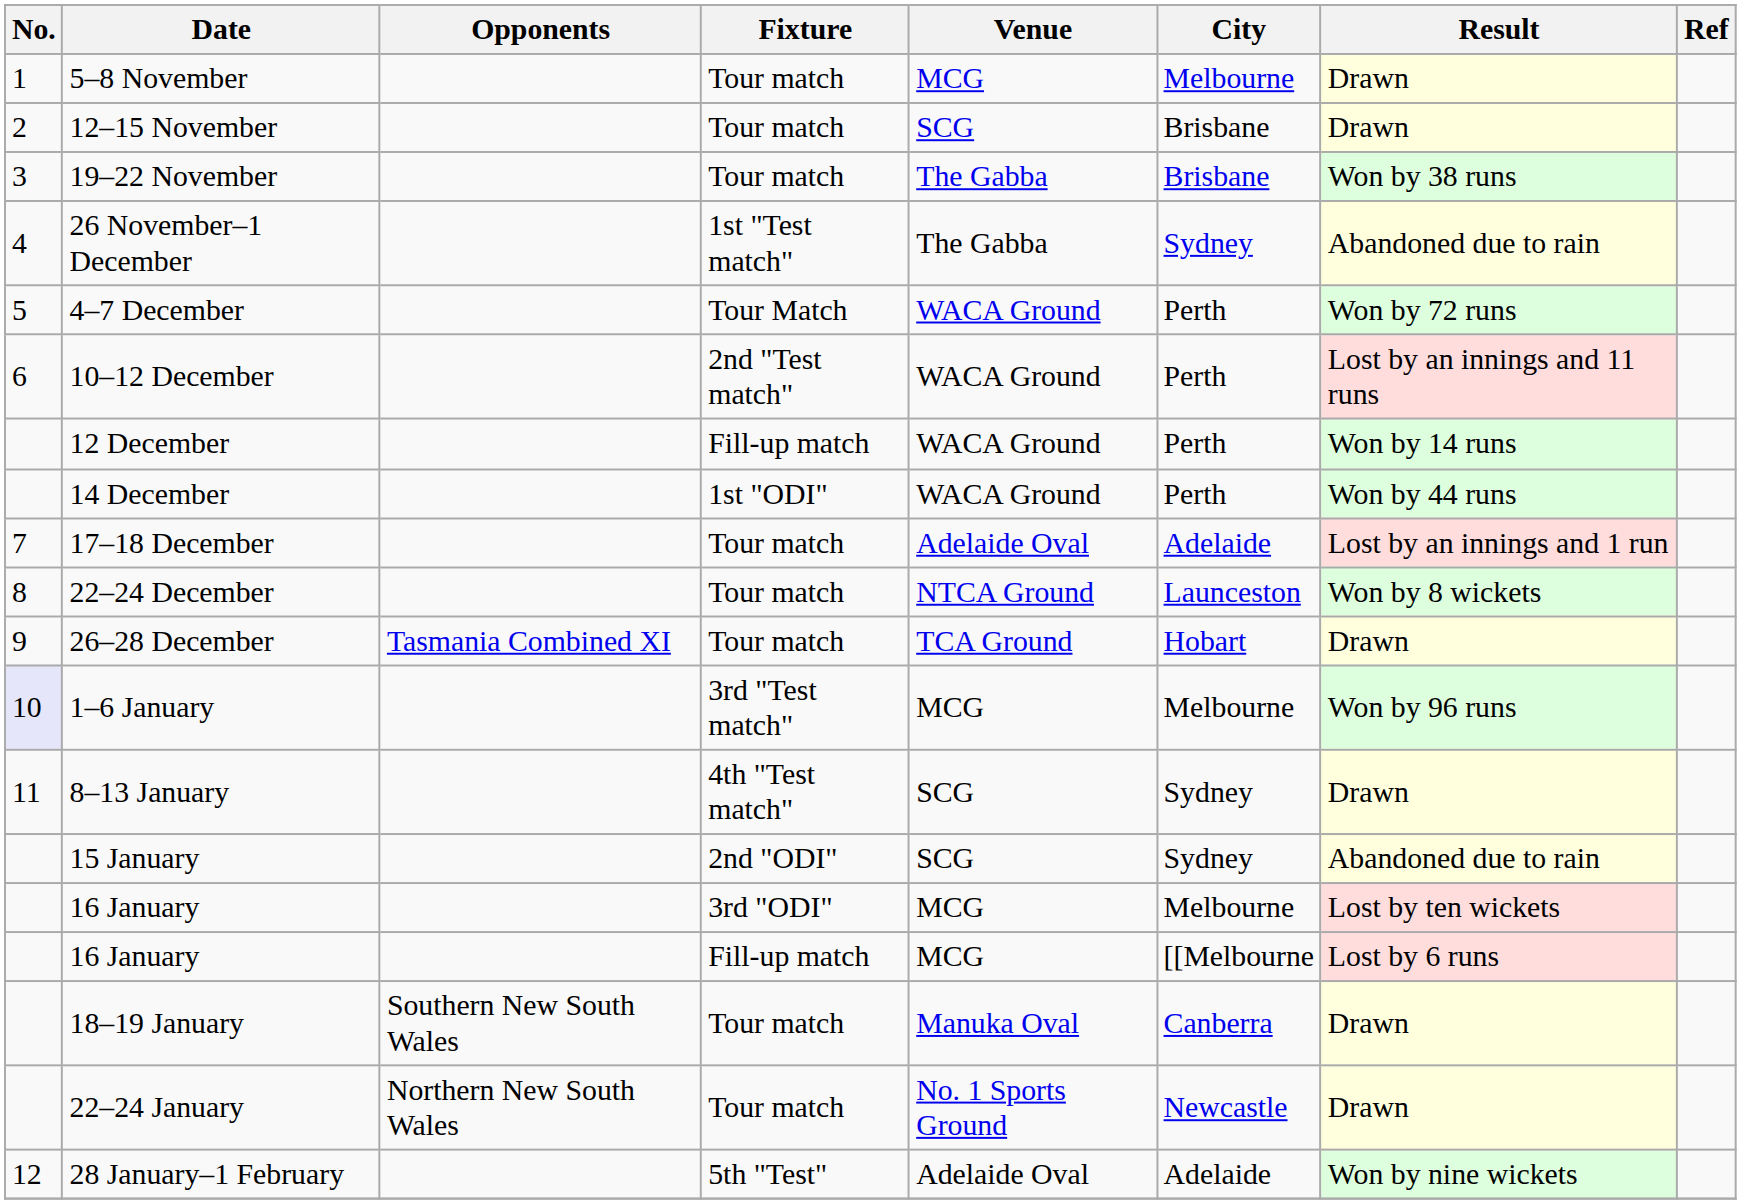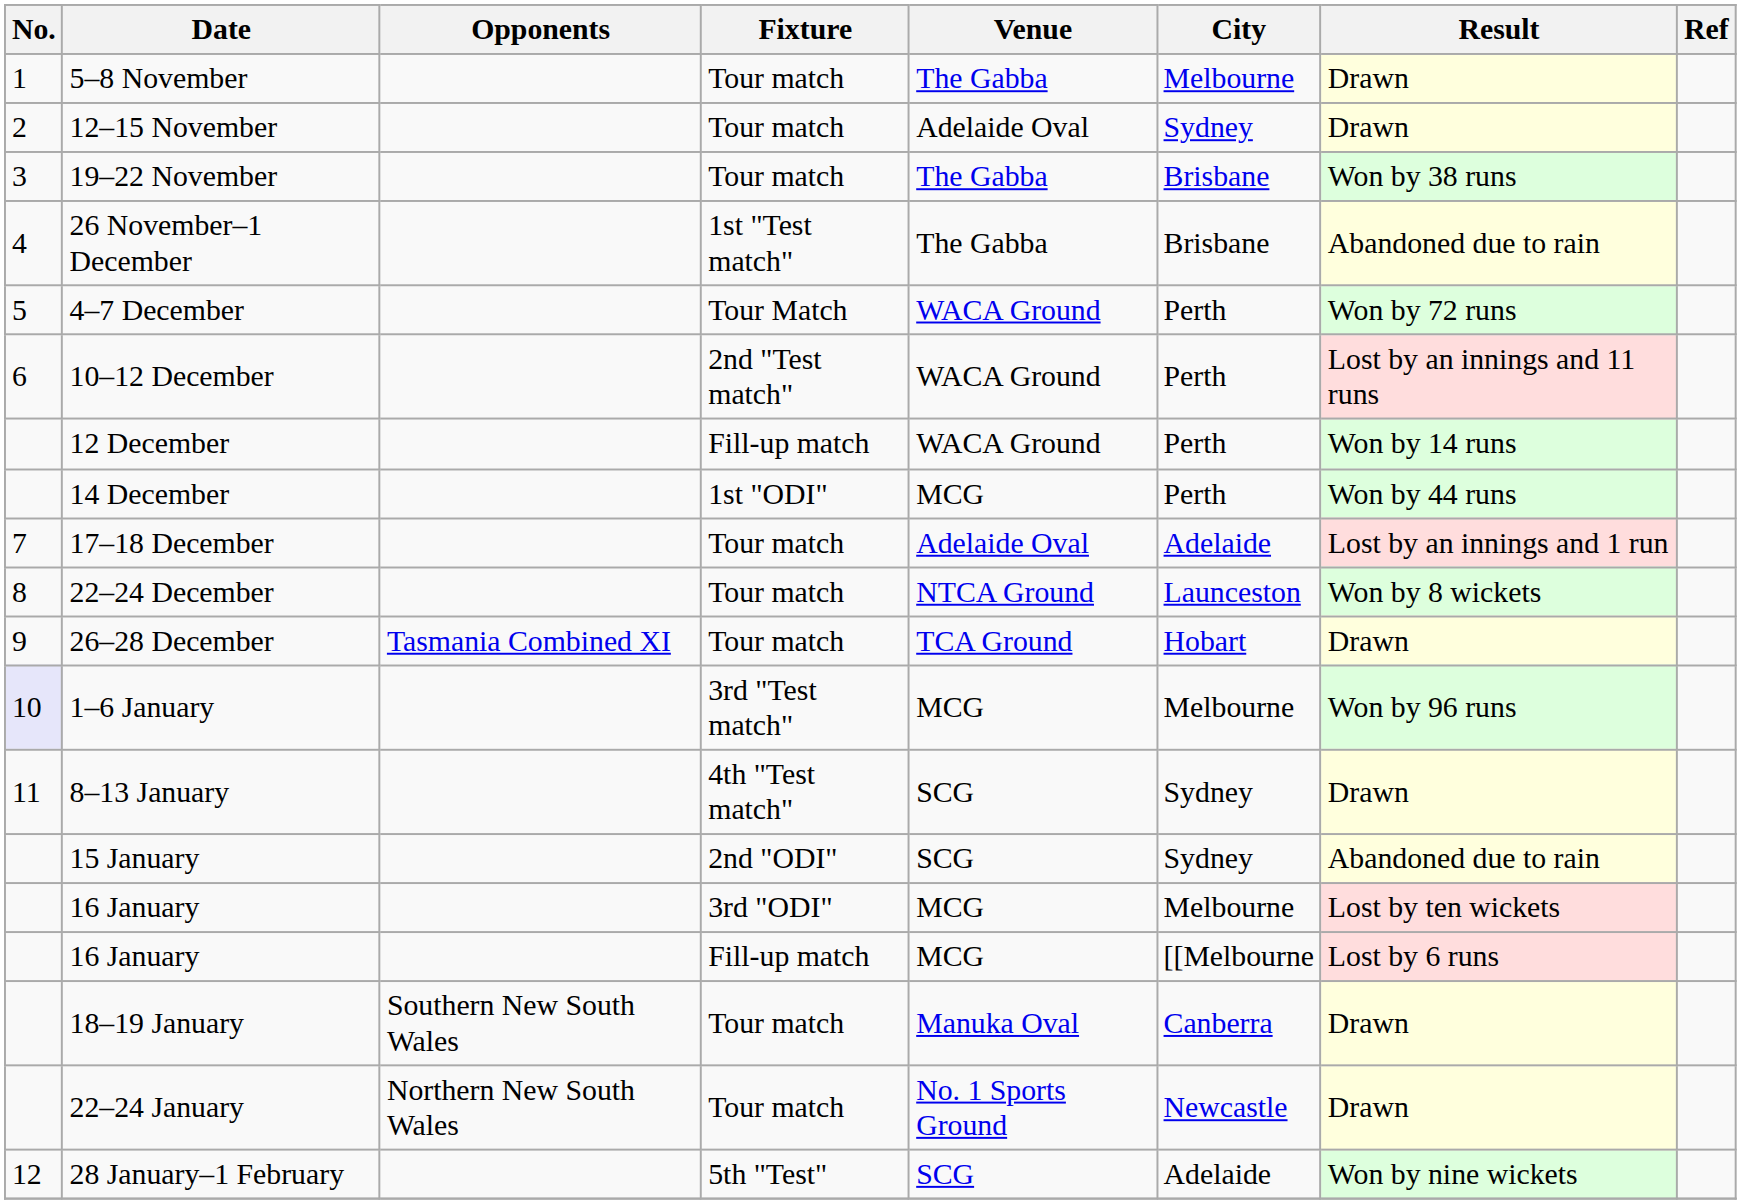(950, 78) MCG -> (982, 78) The Gabba
(945, 127) SCG -> (1003, 127) Adelaide Oval
(1216, 127) Brisbane -> (1208, 127) Sydney
(1208, 243) Sydney -> (1216, 243) Brisbane
(1008, 492) WACA Ground -> (950, 492) MCG
(1003, 1174) Adelaide Oval -> (945, 1174) SCG
